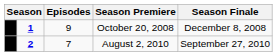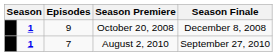(30, 43) 2 -> (30, 43) 1
